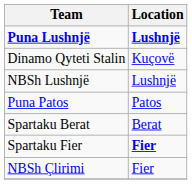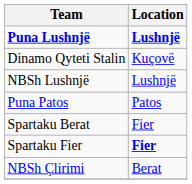(147, 124) Berat -> (143, 124) Fier
(143, 168) Fier -> (147, 168) Berat
